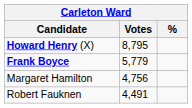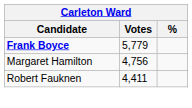- row: (50, 45)
(135, 95) 4,491 -> (135, 78) 4,411
